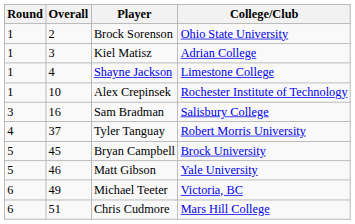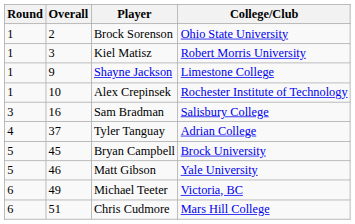(218, 53) Adrian College -> (243, 53) Robert Morris University
(52, 72) 4 -> (52, 72) 9
(243, 131) Robert Morris University -> (218, 131) Adrian College
